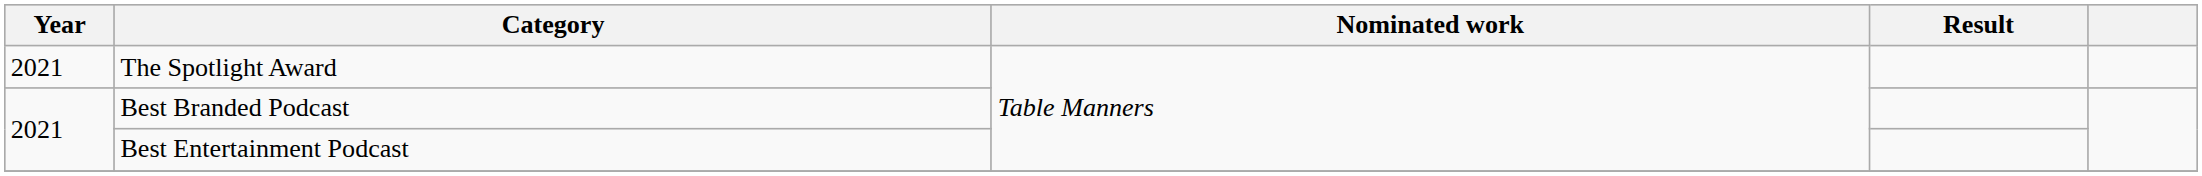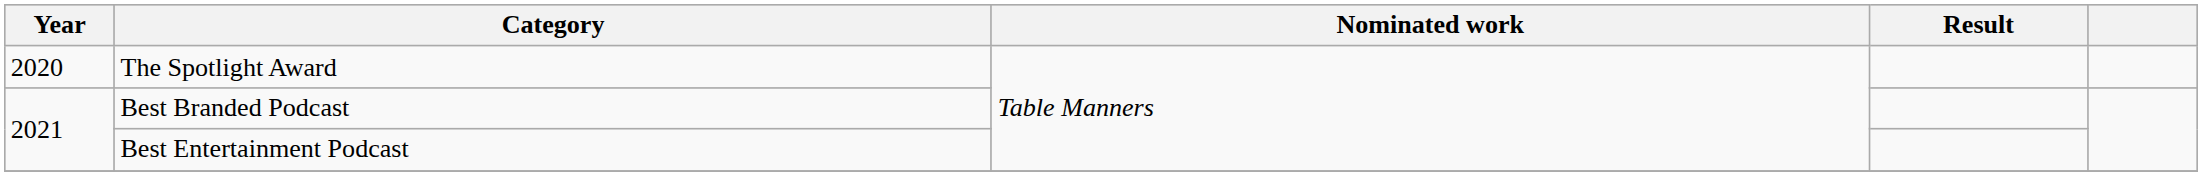(37, 66) 2021 -> (37, 66) 2020
